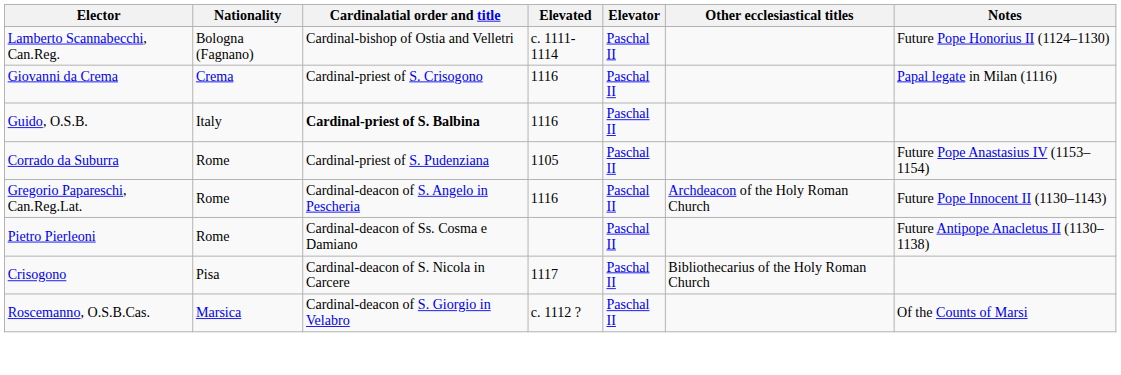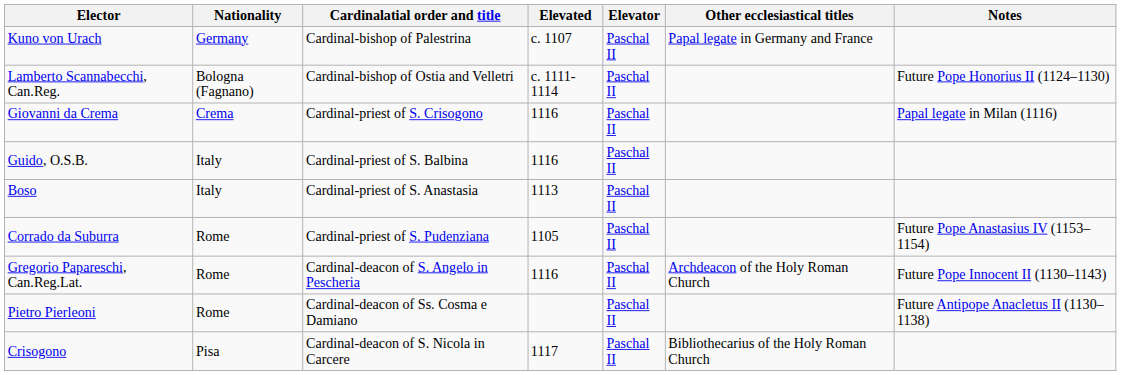+ row: (55, 37)
(393, 122) bold -> (387, 160) normal
+ row: (22, 190)
- row: (79, 313)
